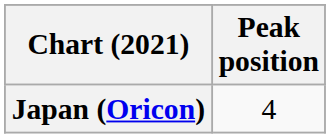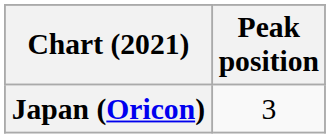(269, 108) 4 -> (269, 108) 3
